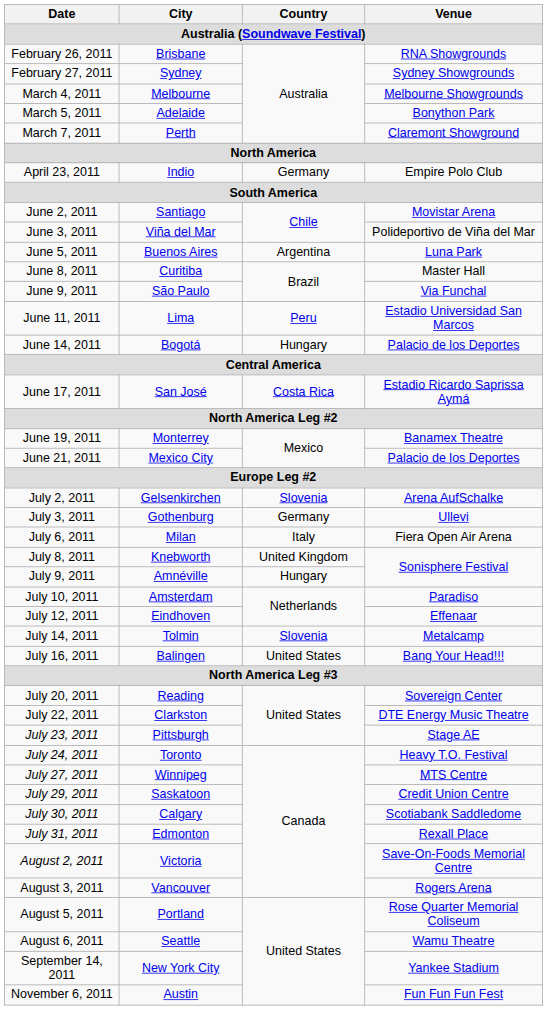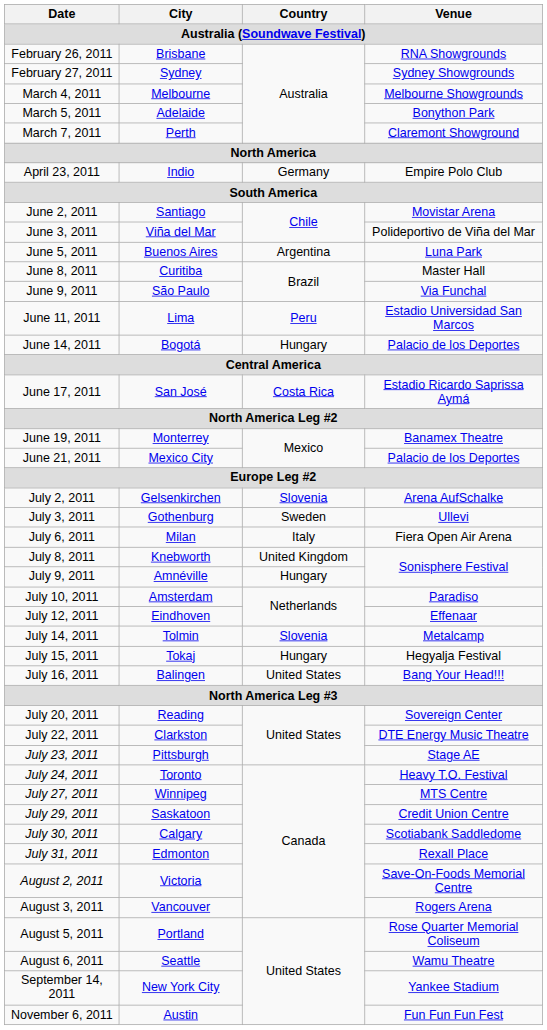(303, 517) Germany -> (303, 517) Sweden
+ row: (62, 656)
